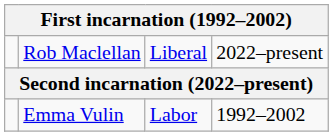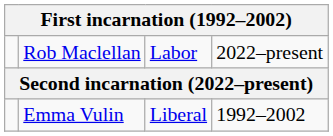(178, 51) Liberal -> (173, 51) Labor
(173, 114) Labor -> (178, 114) Liberal
